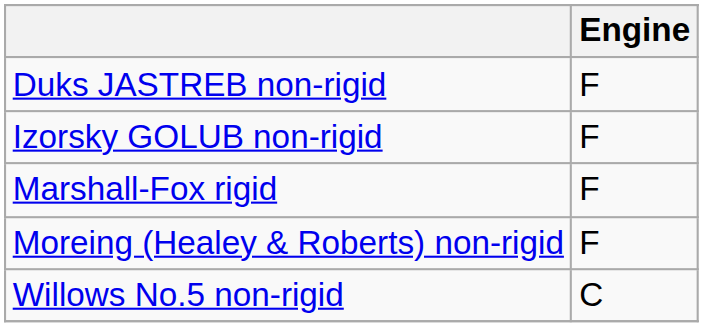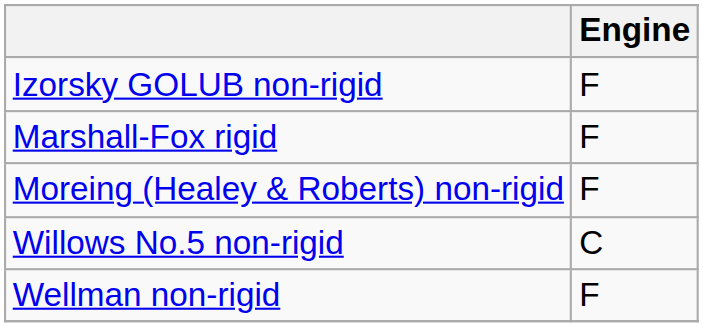- row: (200, 83)
+ row: (147, 294)
